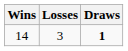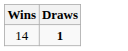- column: (60, 14)
